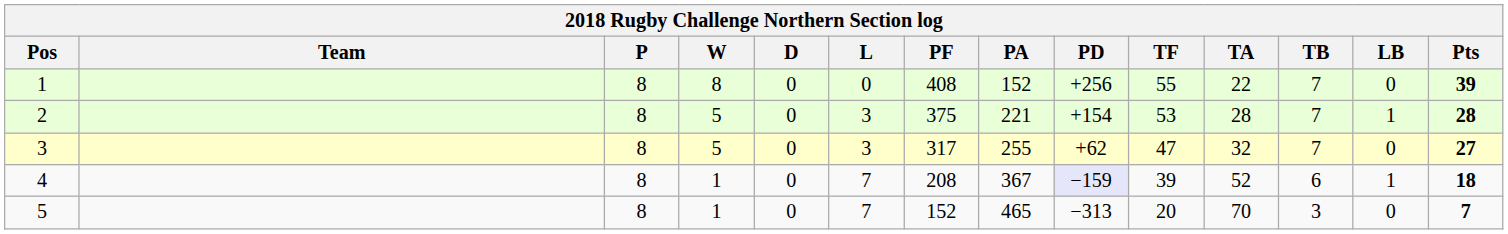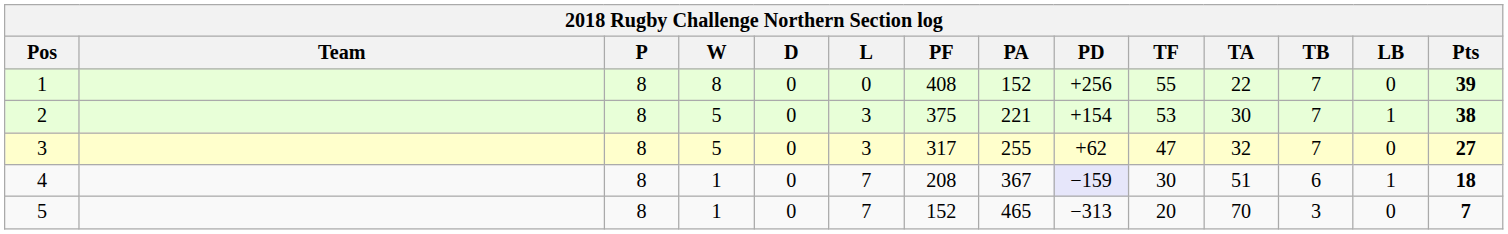(1241, 116) 28 -> (1241, 116) 30
(1466, 116) 28 -> (1466, 116) 38
(1166, 180) 39 -> (1166, 180) 30
(1241, 180) 52 -> (1241, 180) 51
